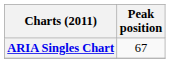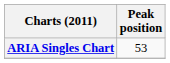(141, 48) 67 -> (141, 48) 53
